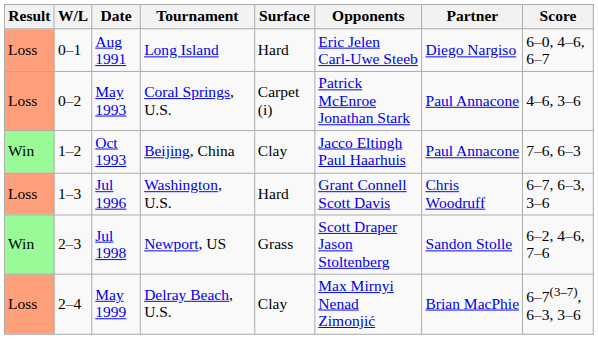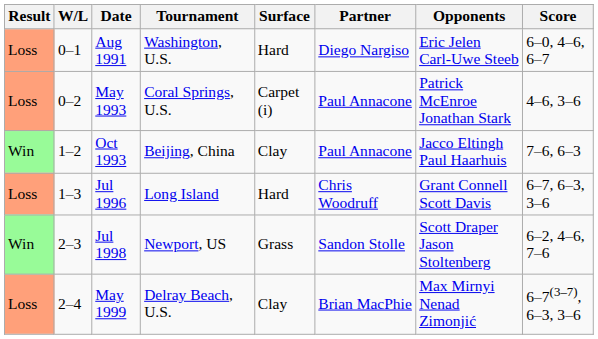columns swapped: (472, 16) <-> (368, 16)
(181, 50) Long Island -> (183, 50) Washington, U.S.
(183, 193) Washington, U.S. -> (181, 193) Long Island
